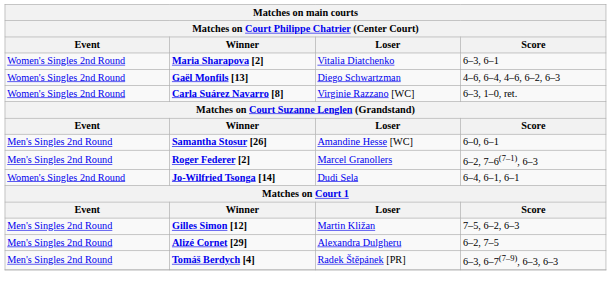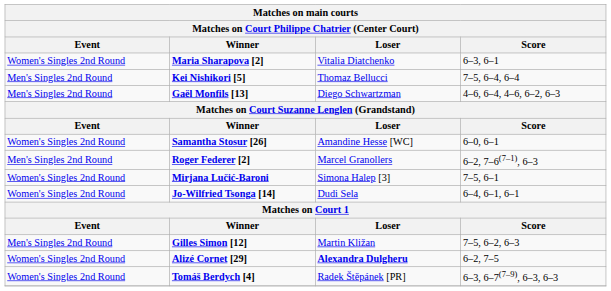+ row: (209, 77)
(66, 77) Women's Singles 2nd Round -> (60, 93) Men's Singles 2nd Round
- row: (228, 93)
(60, 142) Men's Singles 2nd Round -> (66, 142) Women's Singles 2nd Round
+ row: (220, 177)
(60, 242) Men's Singles 2nd Round -> (66, 258) Women's Singles 2nd Round
(359, 242) normal -> (363, 258) bold
(60, 260) Men's Singles 2nd Round -> (66, 276) Women's Singles 2nd Round
